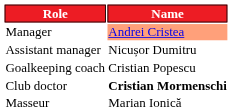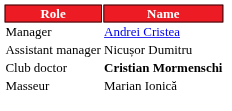(146, 32) lightsalmon background -> (142, 32) no background
- row: (55, 67)
